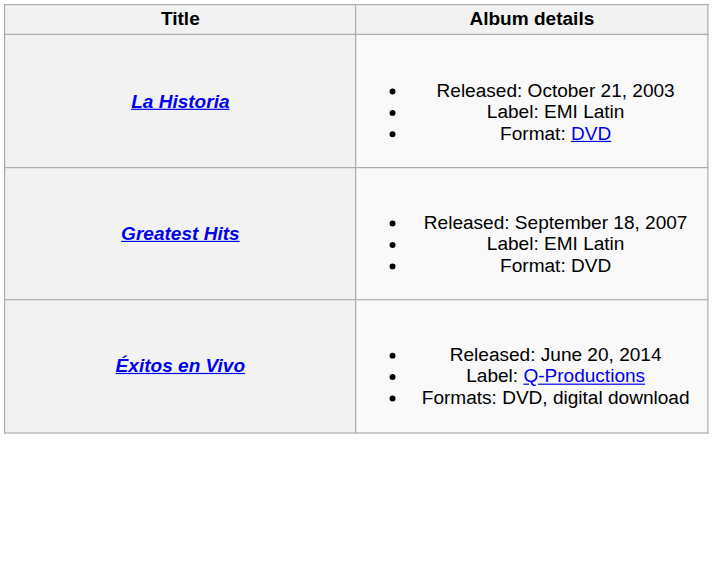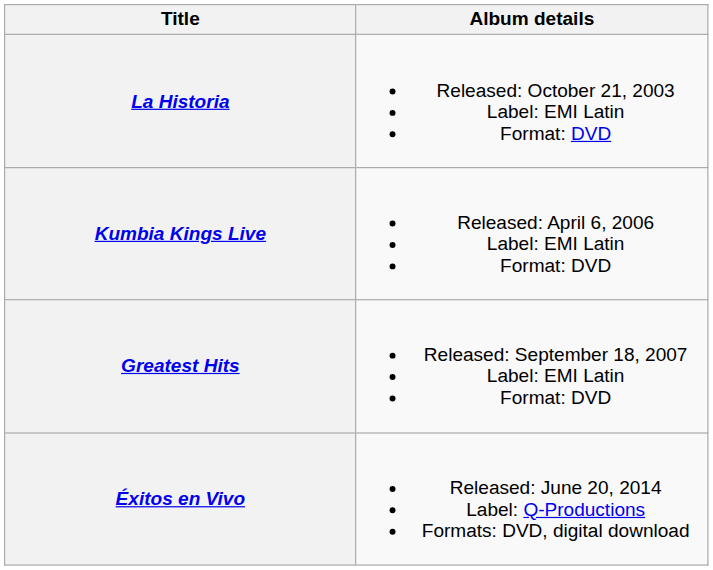+ row: (180, 233)
